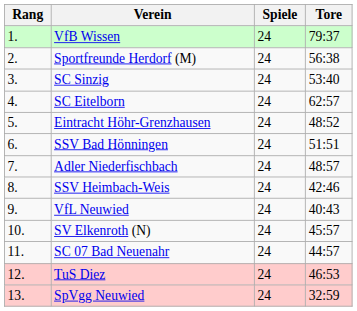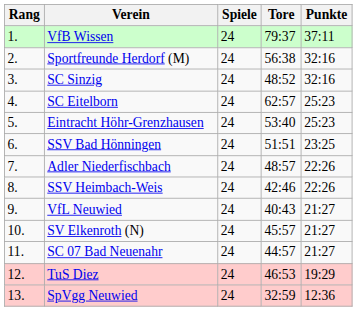+ column: (327, 15)
(324, 79) 53:40 -> (280, 79) 48:52
(324, 123) 48:52 -> (280, 123) 53:40
